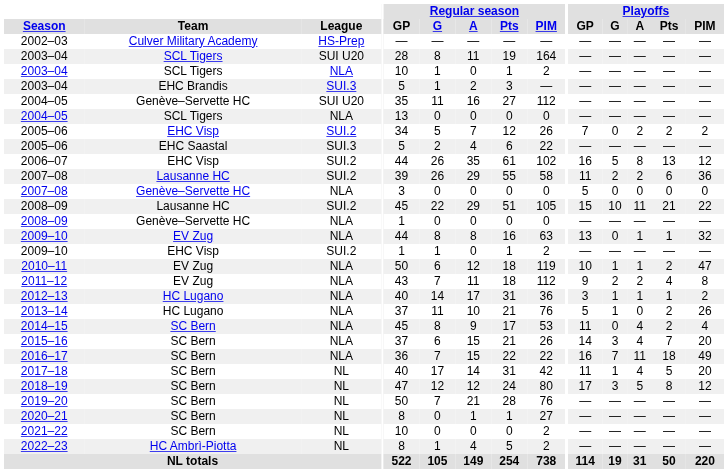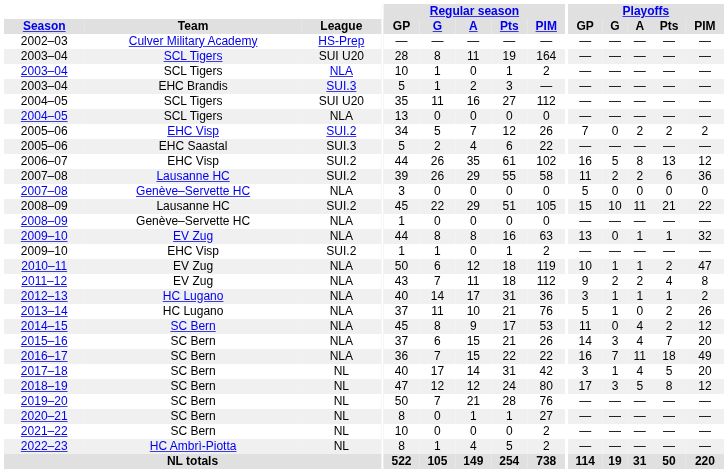(193, 101) Genève–Servette HC -> (193, 101) SCL Tigers
(705, 326) 4 -> (705, 326) 12
(585, 371) 11 -> (585, 371) 3
